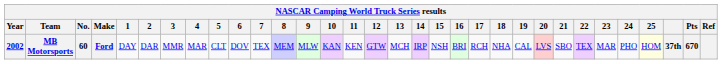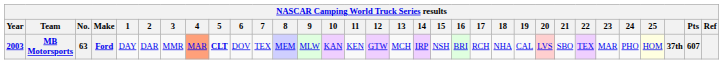(15, 46) 2002 -> (15, 46) 2003
(83, 46) 60 -> (83, 46) 63
(197, 46) no background -> (197, 46) lightsalmon background
(219, 46) normal -> (219, 46) bold
(692, 46) 670 -> (693, 46) 607
